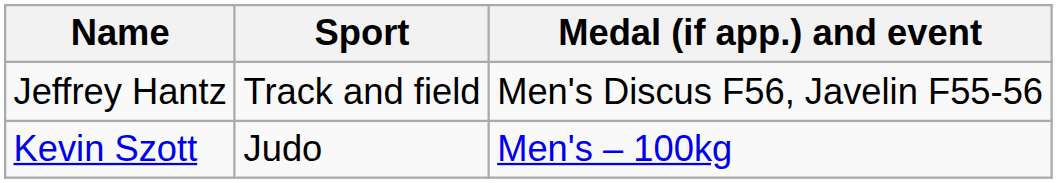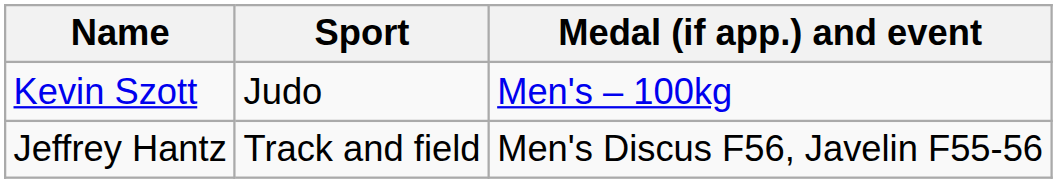rows swapped: (120, 90) <-> (105, 148)
